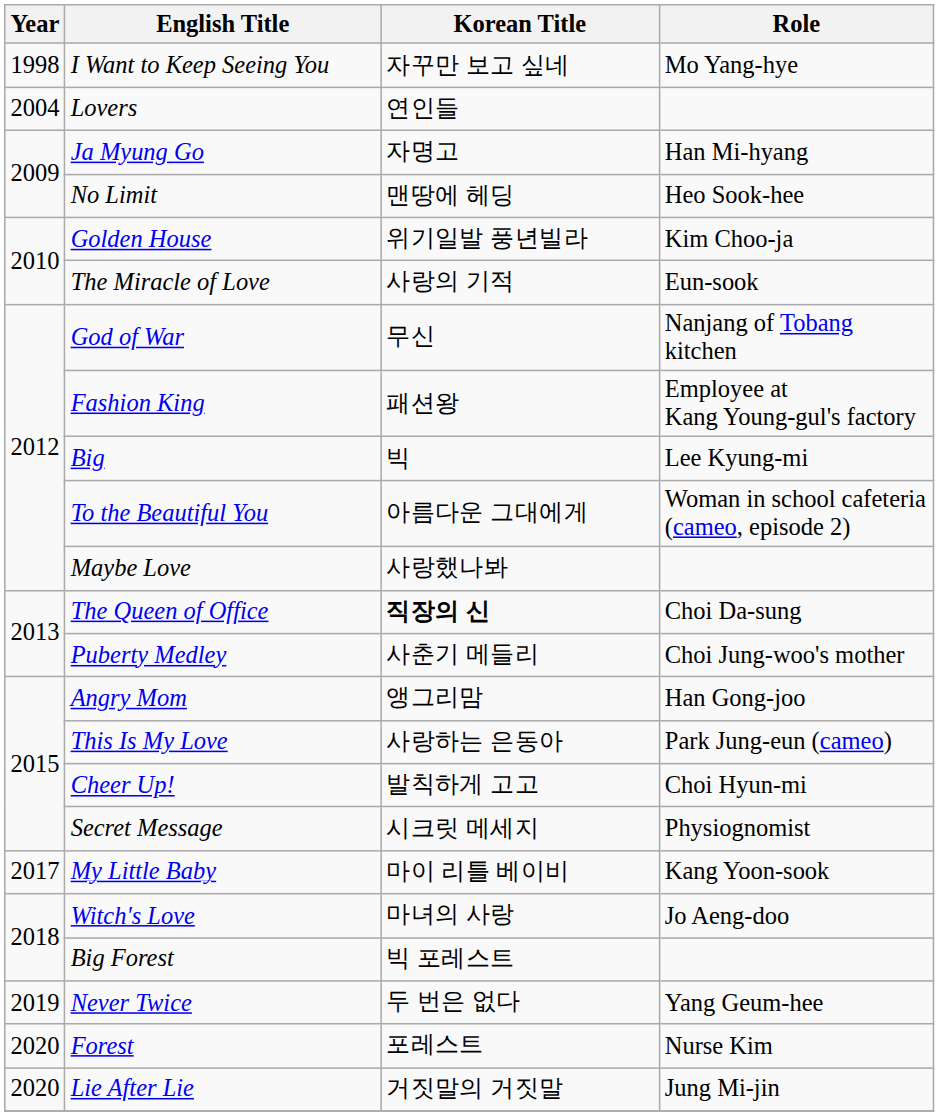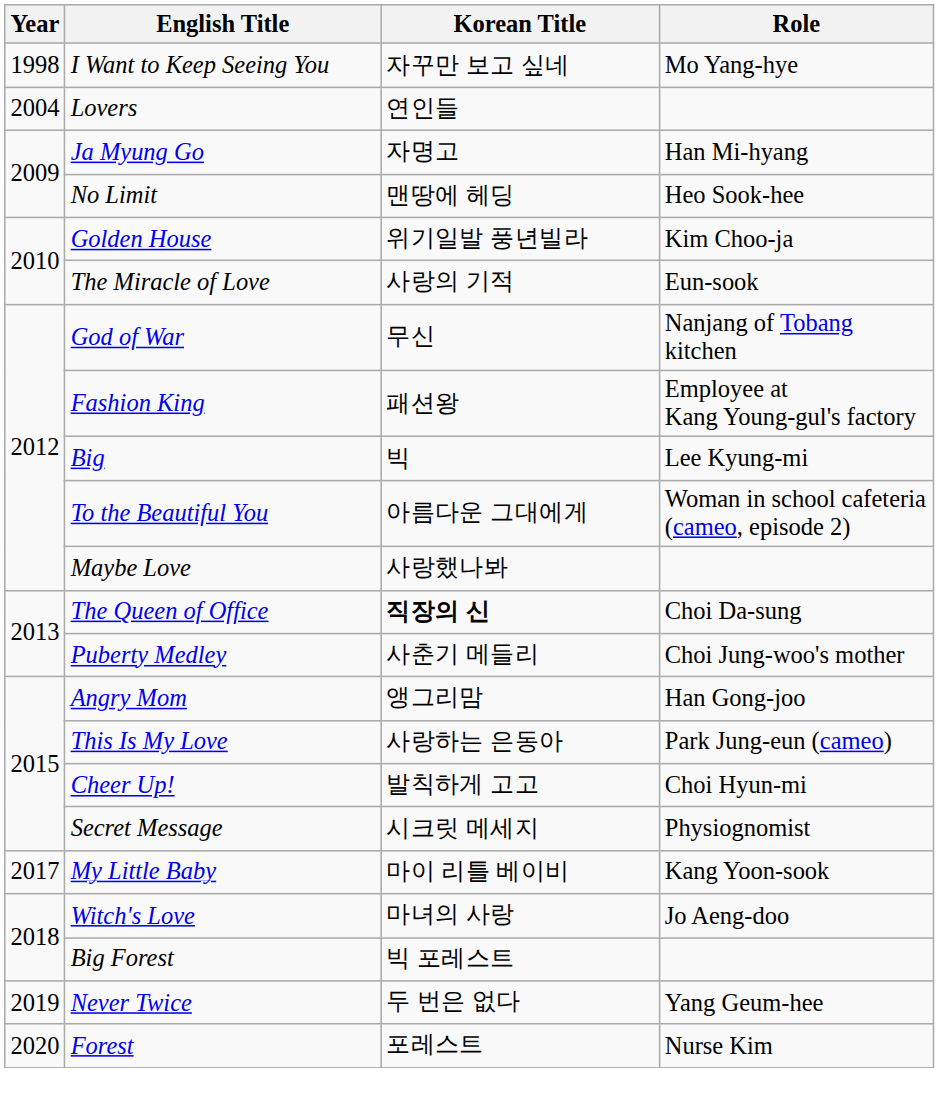- row: (132, 1088)
